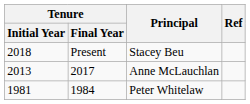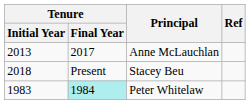rows swapped: (156, 52) <-> (174, 71)
(19, 90) 1981 -> (19, 90) 1983
(83, 90) no background -> (83, 90) paleturquoise background
